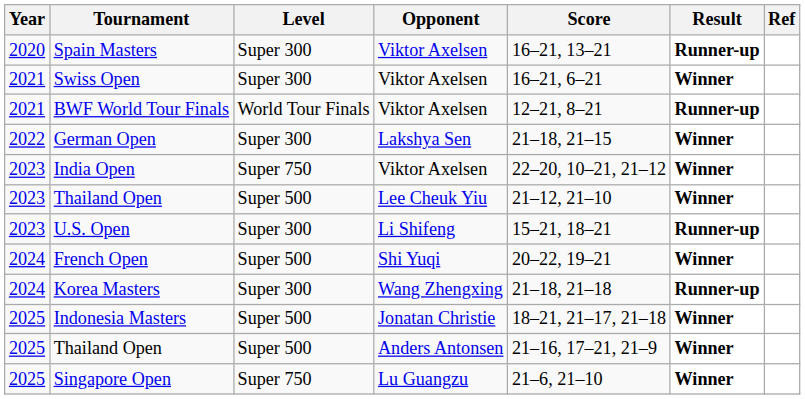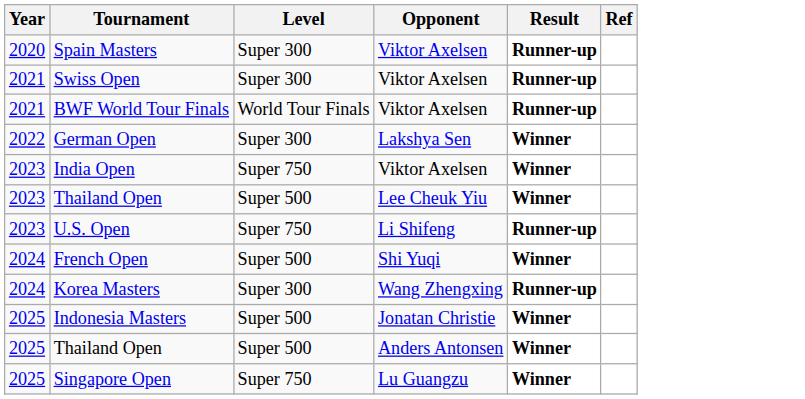- column: (589, 19)
(704, 79) Winner -> (554, 79) Runner-up
(275, 229) Super 300 -> (275, 229) Super 750
